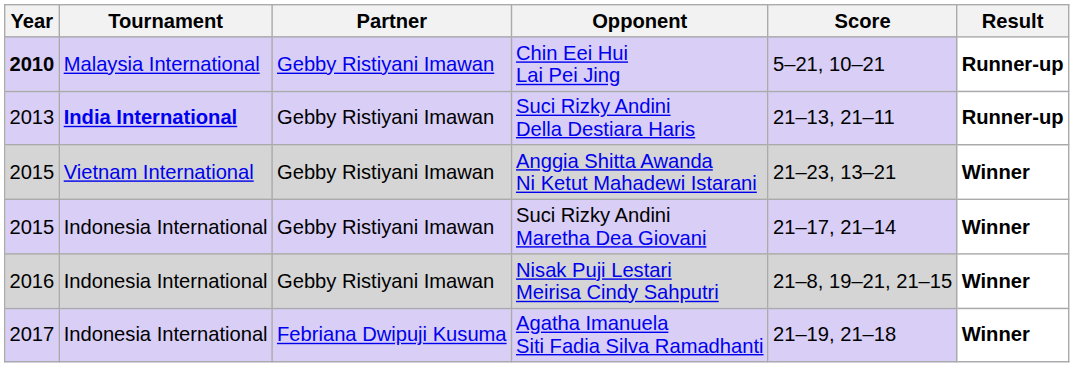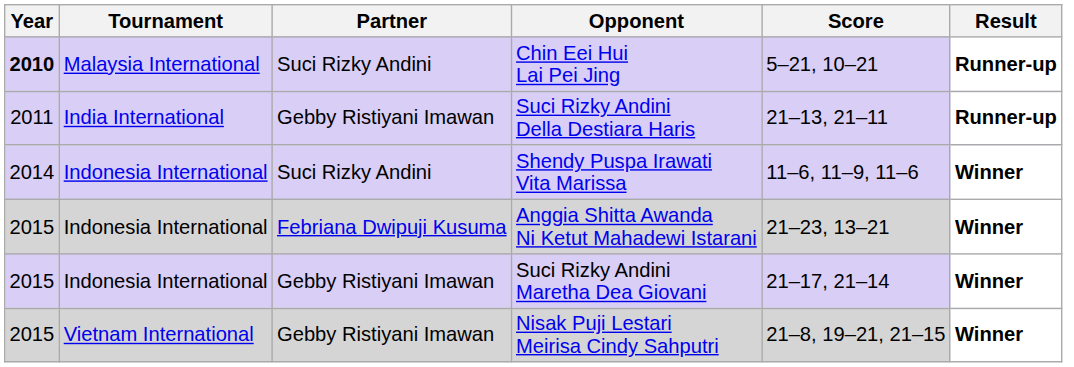(386, 64) Gebby Ristiyani Imawan -> (354, 64) Suci Rizky Andini
(32, 118) 2013 -> (32, 118) 2011
(150, 118) bold -> (144, 118) normal
+ row: (614, 173)
(159, 173) Vietnam International -> (166, 227) Indonesia International
(386, 173) Gebby Ristiyani Imawan -> (392, 227) Febriana Dwipuji Kusuma
(32, 281) 2016 -> (32, 335) 2015
(166, 281) Indonesia International -> (159, 335) Vietnam International
- row: (640, 335)
